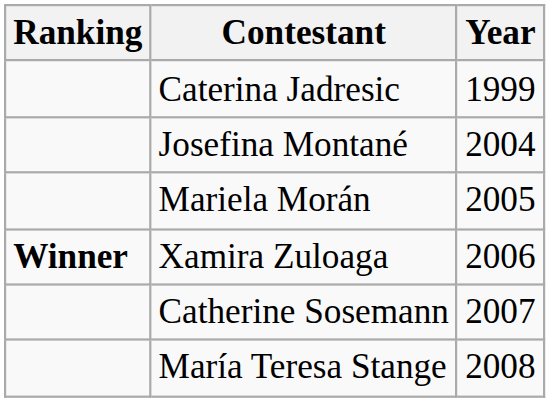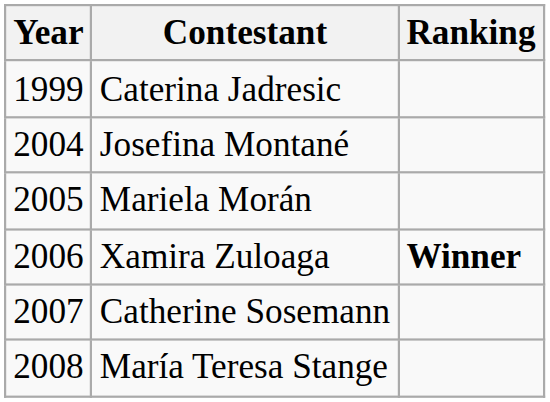columns swapped: (500, 32) <-> (78, 32)
